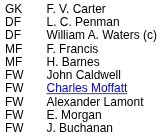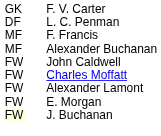- row: (102, 35)
- row: (73, 62)
+ row: (102, 48)
(14, 128) no background -> (14, 115) lightyellow background
